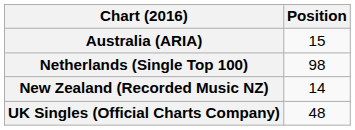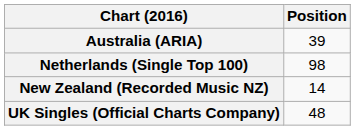(317, 40) 15 -> (317, 40) 39
